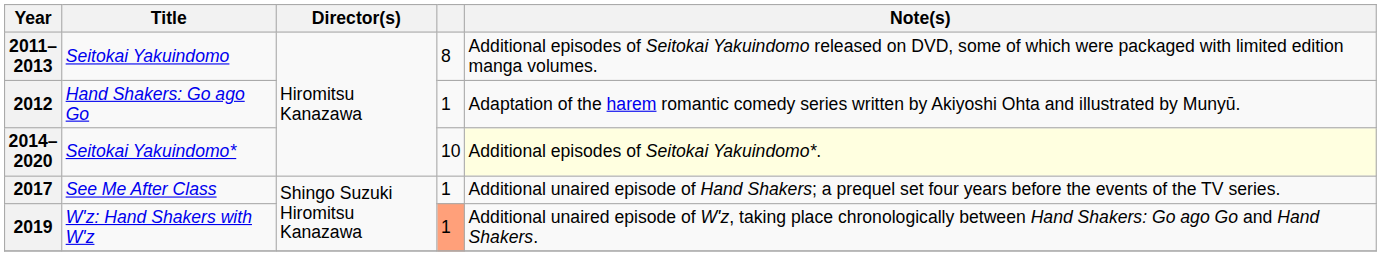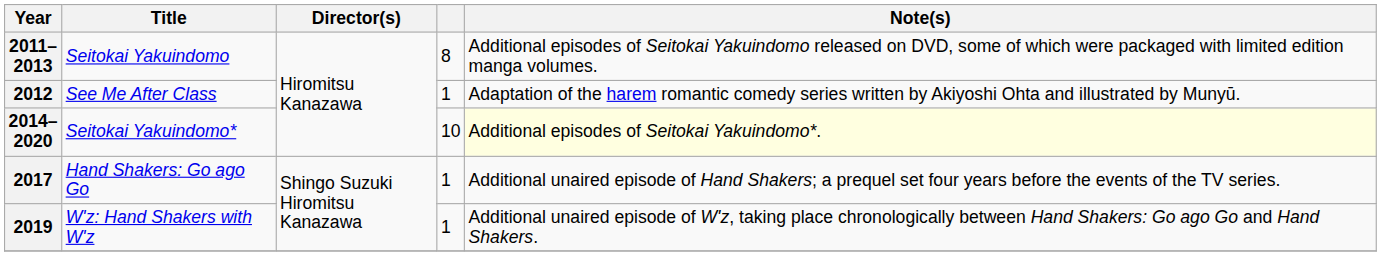(155, 103) Hand Shakers: Go ago Go -> (141, 94) See Me After Class
(141, 189) See Me After Class -> (155, 179) Hand Shakers: Go ago Go
(446, 227) lightsalmon background -> (446, 227) no background
